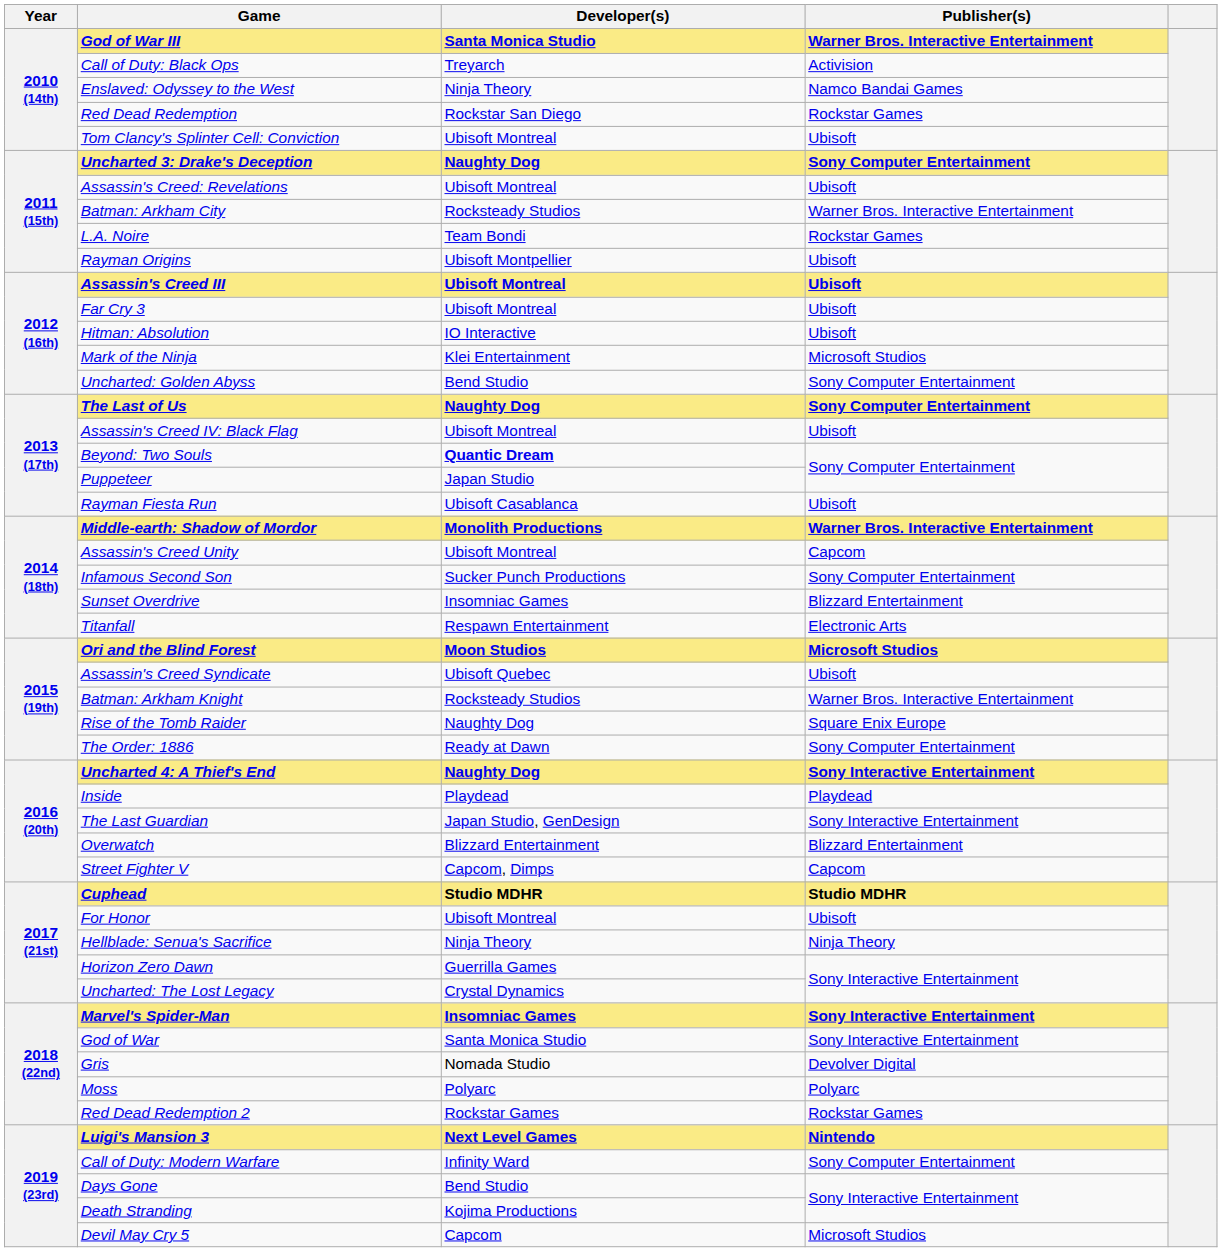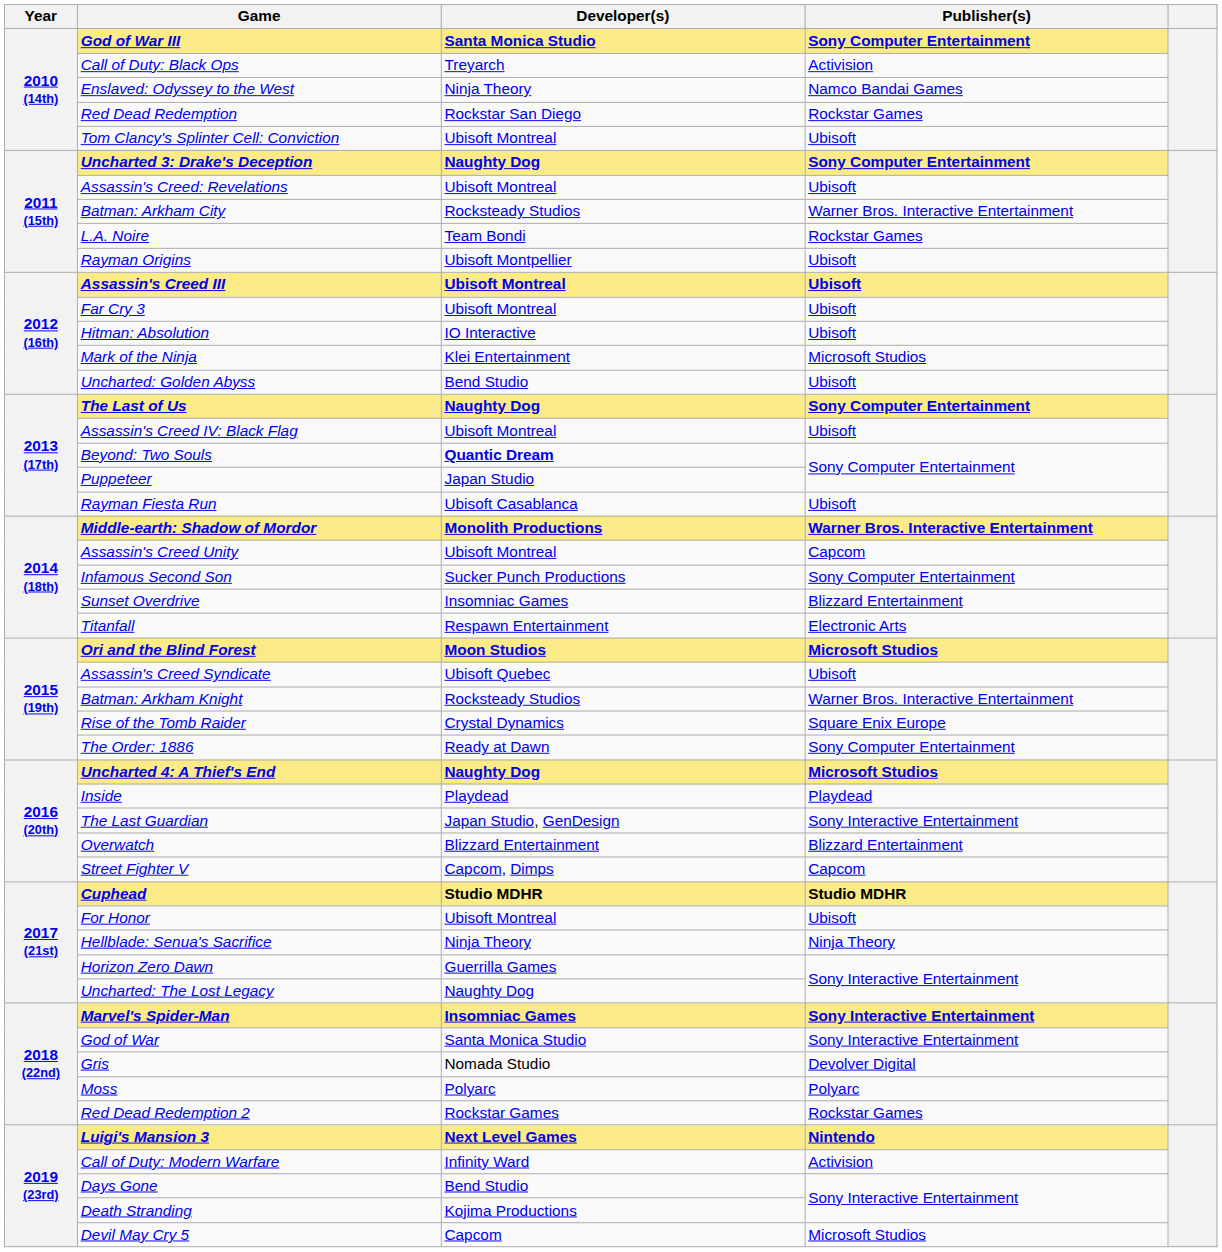(950, 41) Warner Bros. Interactive Entertainment -> (919, 41) Sony Computer Entertainment
(912, 382) Sony Computer Entertainment -> (832, 382) Ubisoft
(489, 723) Naughty Dog -> (504, 723) Crystal Dynamics
(921, 771) Sony Interactive Entertainment -> (873, 771) Microsoft Studios
(504, 991) Crystal Dynamics -> (489, 991) Naughty Dog
(912, 1161) Sony Computer Entertainment -> (841, 1161) Activision
